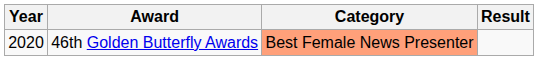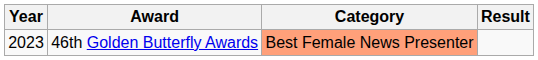(26, 42) 2020 -> (26, 42) 2023
